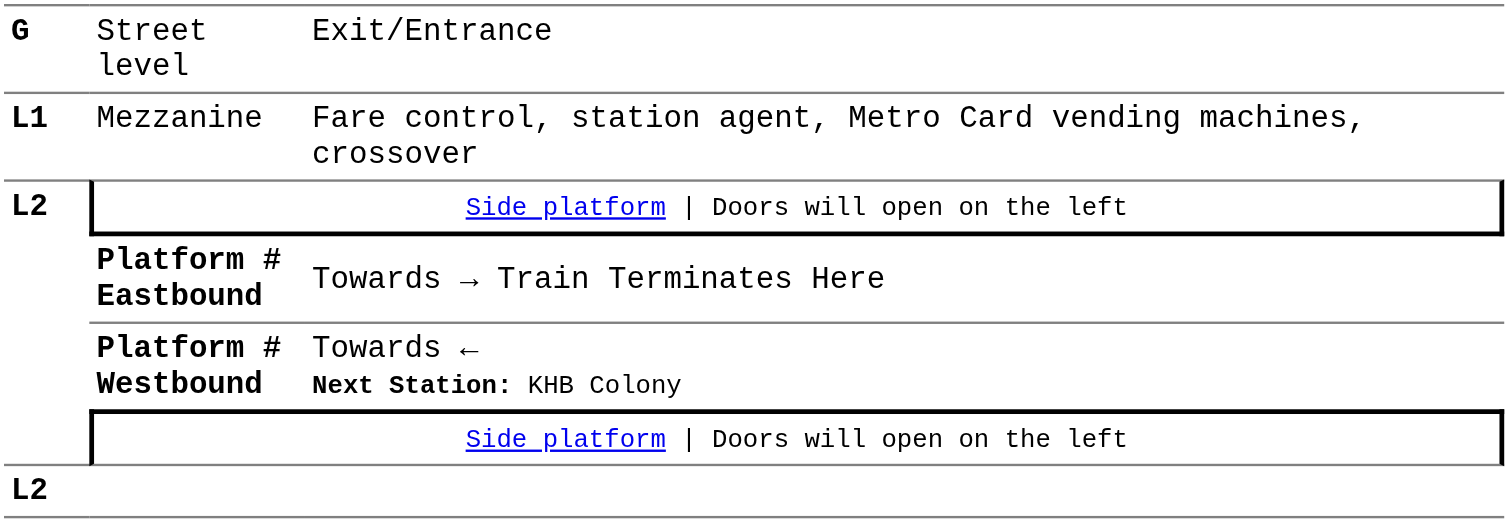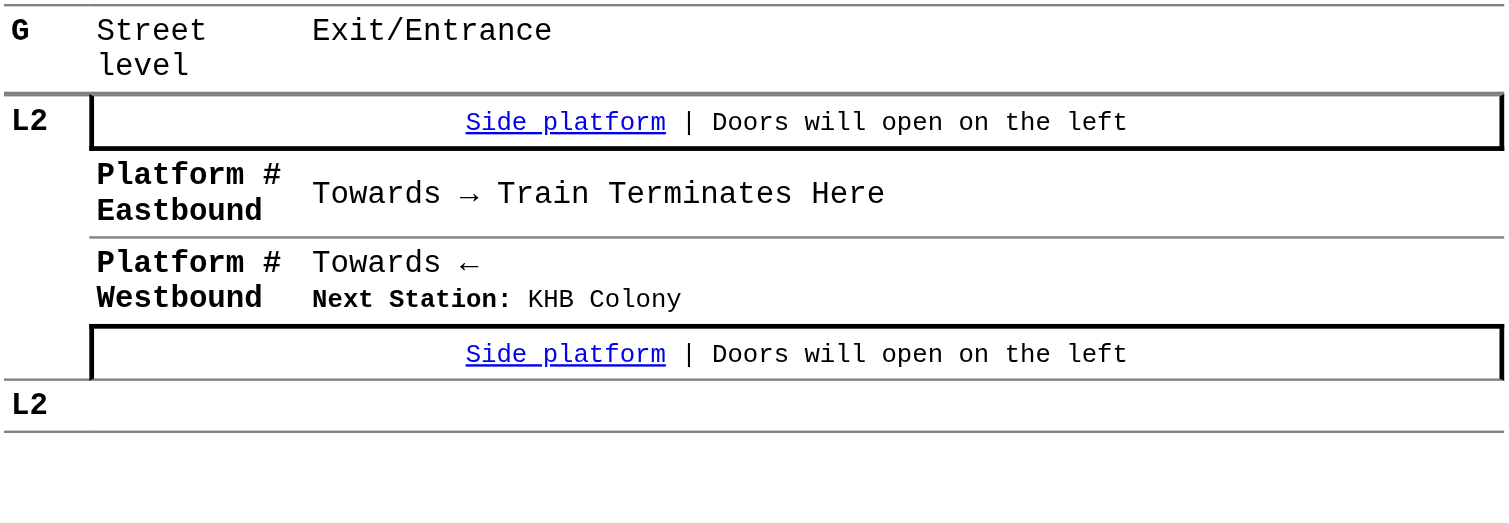- row: (180, 119)
